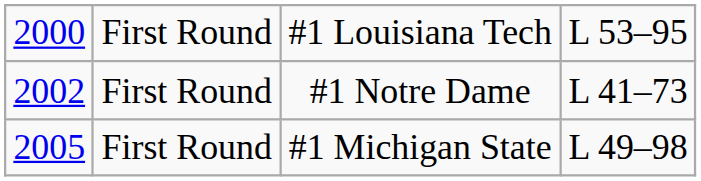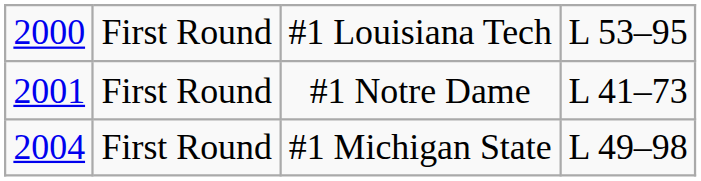(49, 89) 2002 -> (49, 89) 2001
(49, 146) 2005 -> (49, 146) 2004
